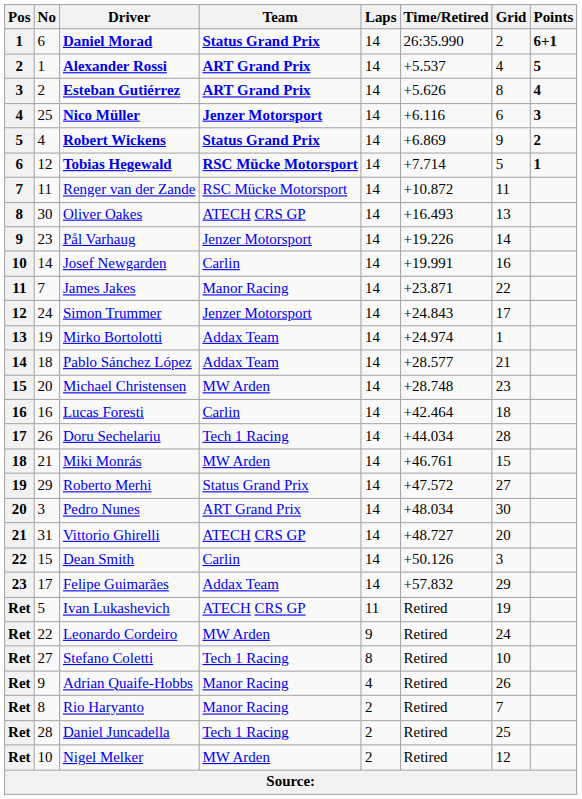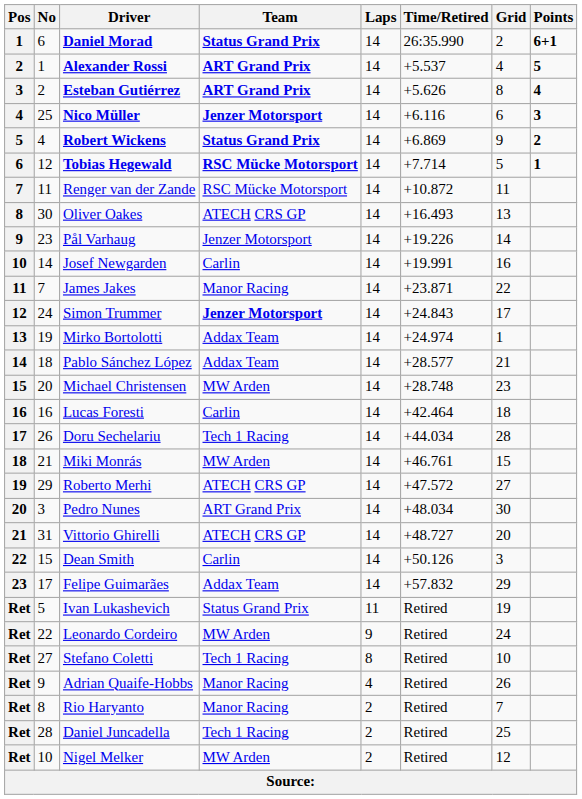(257, 312) normal -> (262, 312) bold
(256, 485) Status Grand Prix -> (254, 485) ATECH CRS GP
(254, 608) ATECH CRS GP -> (256, 608) Status Grand Prix
